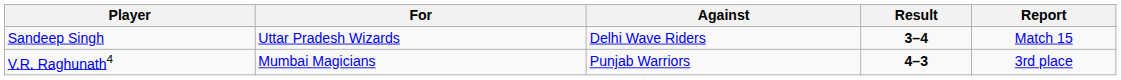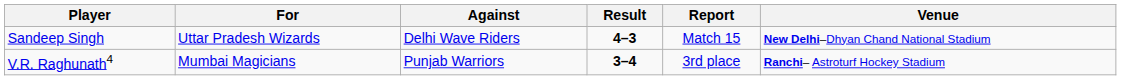+ column: (938, 15)
(916, 37) 3–4 -> (625, 37) 4–3
(916, 62) 4–3 -> (625, 62) 3–4
